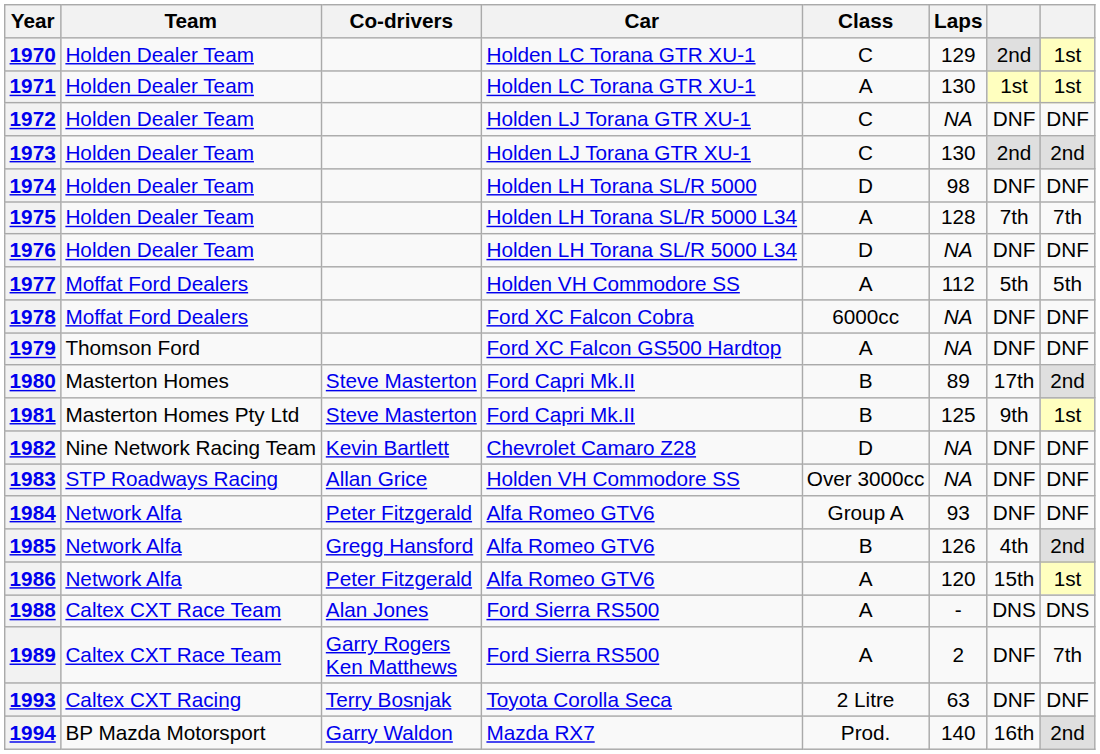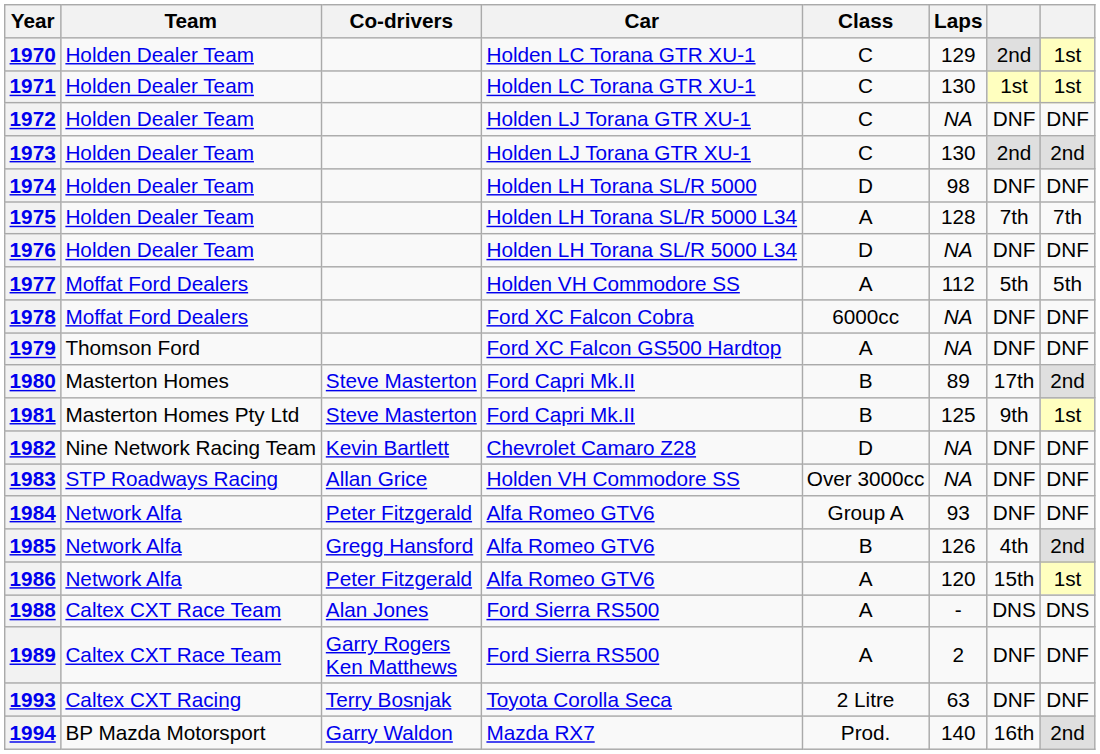(866, 87) A -> (866, 87) C
(1068, 655) 7th -> (1068, 655) DNF
